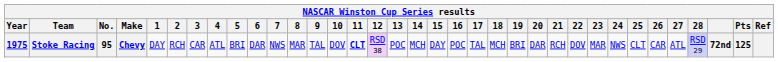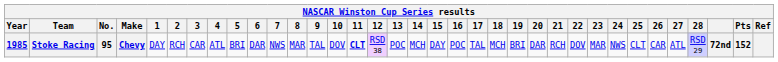(17, 44) 1975 -> (17, 44) 1985
(743, 44) 125 -> (743, 44) 152
